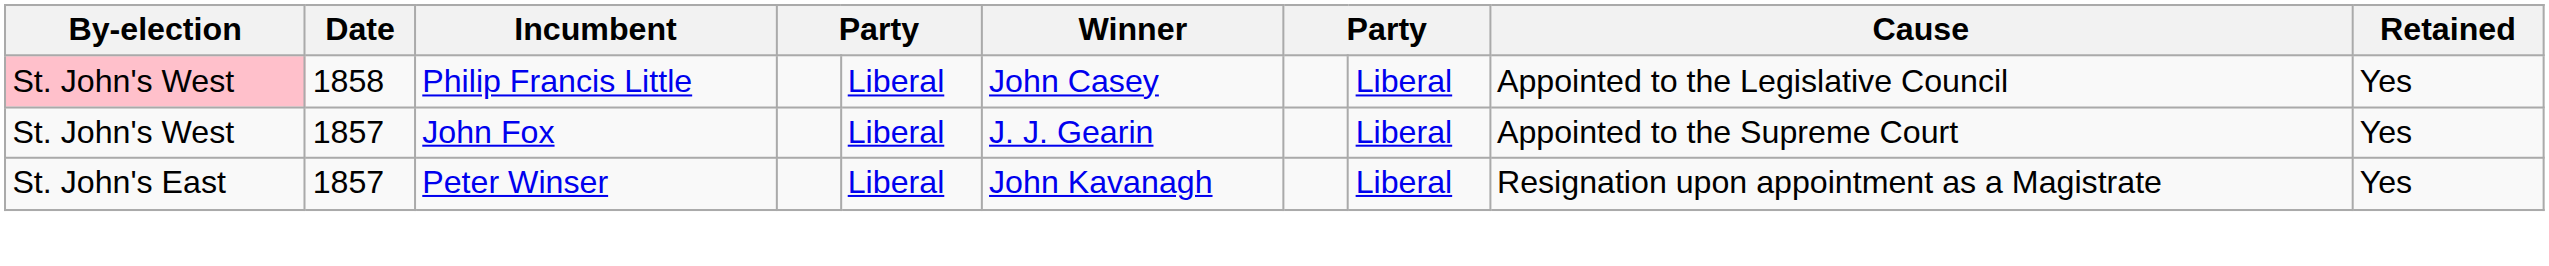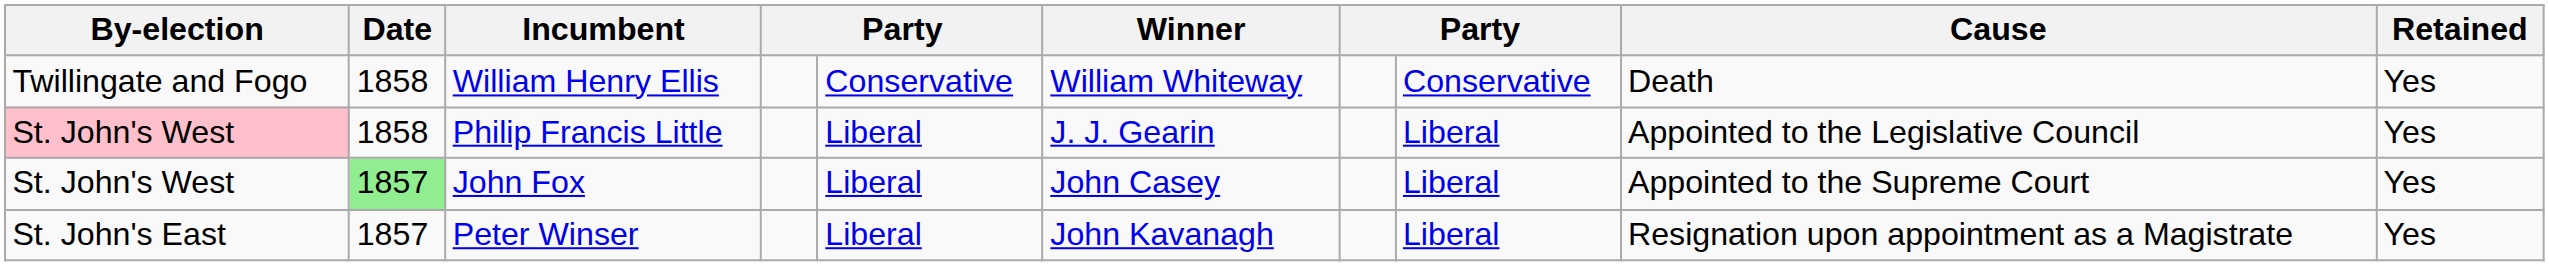+ row: (586, 81)
(1074, 81) John Casey -> (1133, 132) J. J. Gearin
(348, 132) no background -> (392, 183) lightgreen background
(1071, 132) J. J. Gearin -> (1135, 183) John Casey
